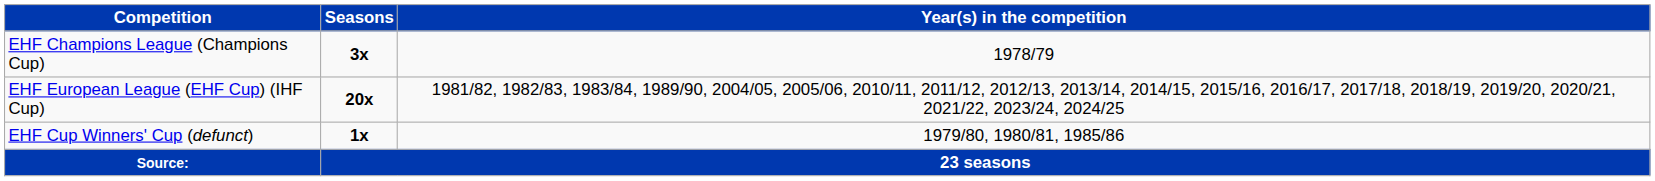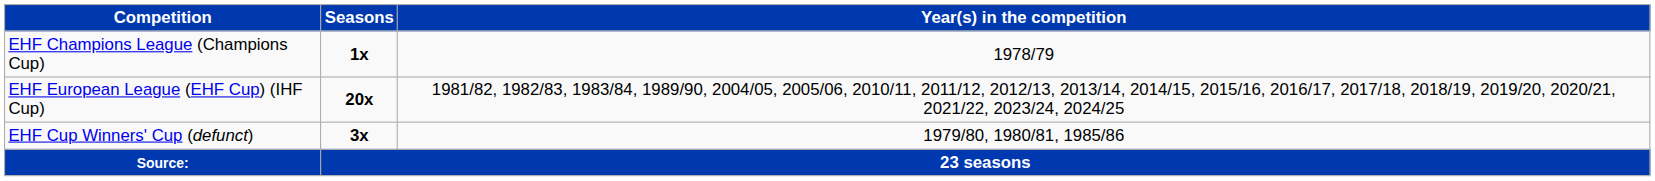(359, 53) 3x -> (359, 53) 1x
(359, 135) 1x -> (359, 135) 3x
